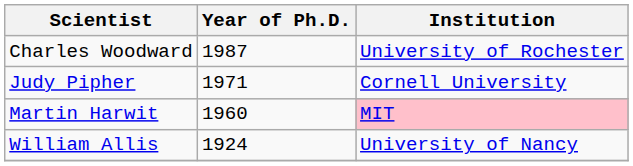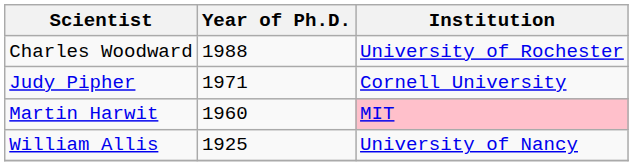(225, 51) 1987 -> (225, 51) 1988
(225, 145) 1924 -> (225, 145) 1925
